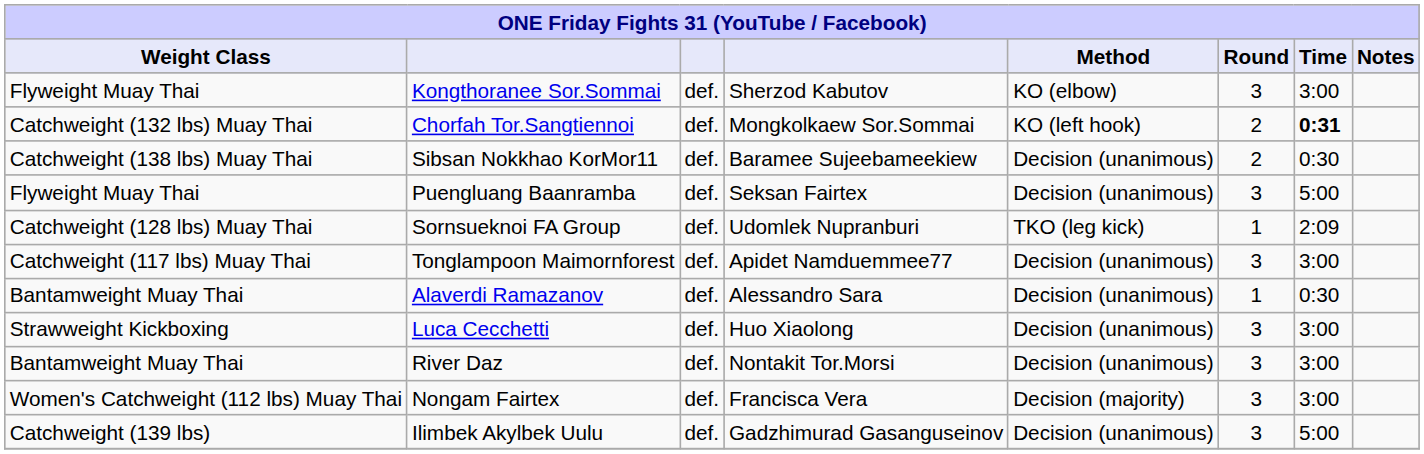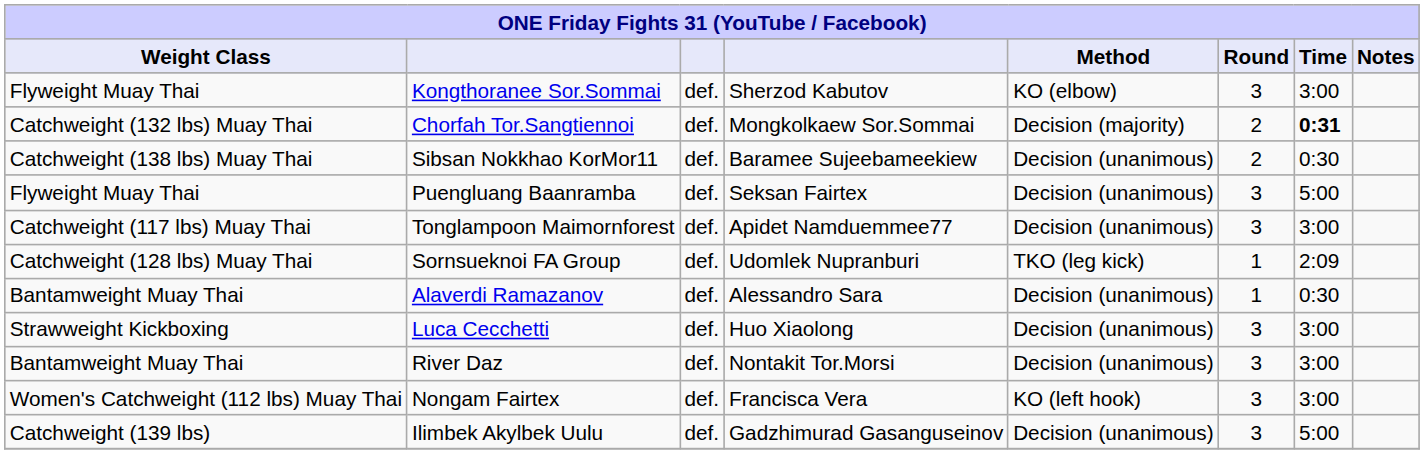(1077, 124) KO (left hook) -> (1099, 124) Decision (majority)
rows swapped: (516, 227) <-> (543, 261)
(1099, 398) Decision (majority) -> (1077, 398) KO (left hook)
